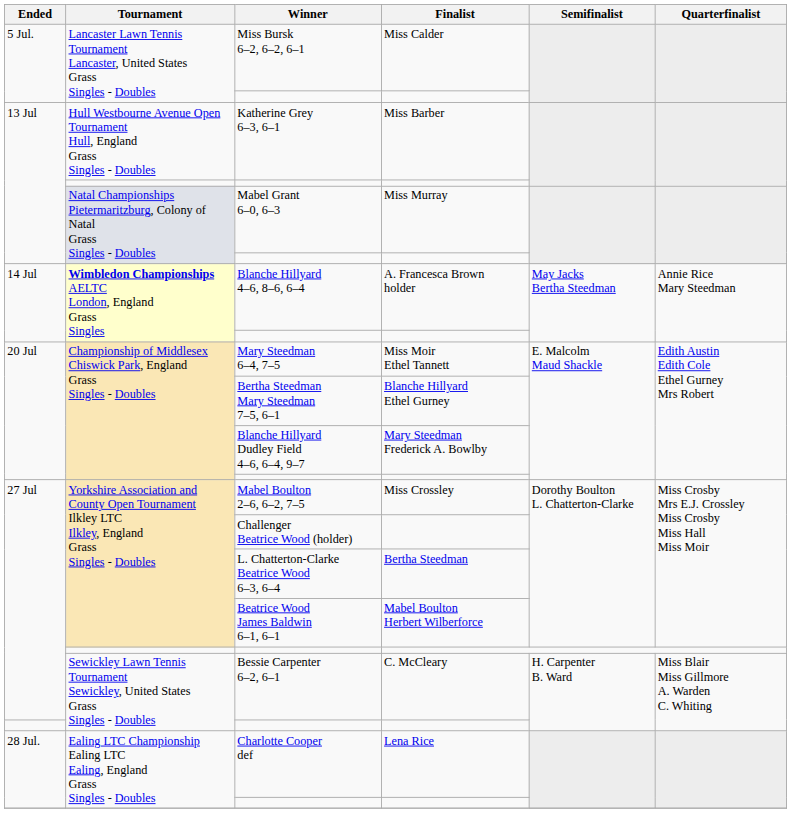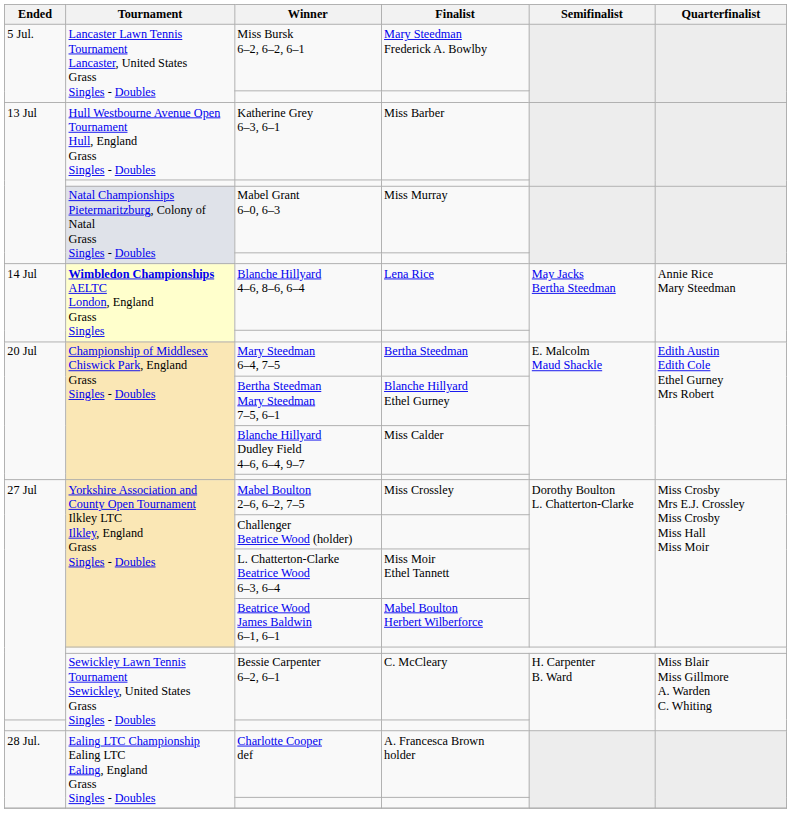(414, 34) Miss Calder -> (436, 41) Mary Steedman Frederick A. Bowlby
(434, 280) A. Francesca Brown holder -> (409, 273) Lena Rice
(417, 358) Miss Moir Ethel Tannett -> (426, 351) Bertha Steedman
(436, 442) Mary Steedman Frederick A. Bowlby -> (414, 434) Miss Calder
(426, 558) Bertha Steedman -> (417, 566) Miss Moir Ethel Tannett
(409, 740) Lena Rice -> (434, 747) A. Francesca Brown holder
